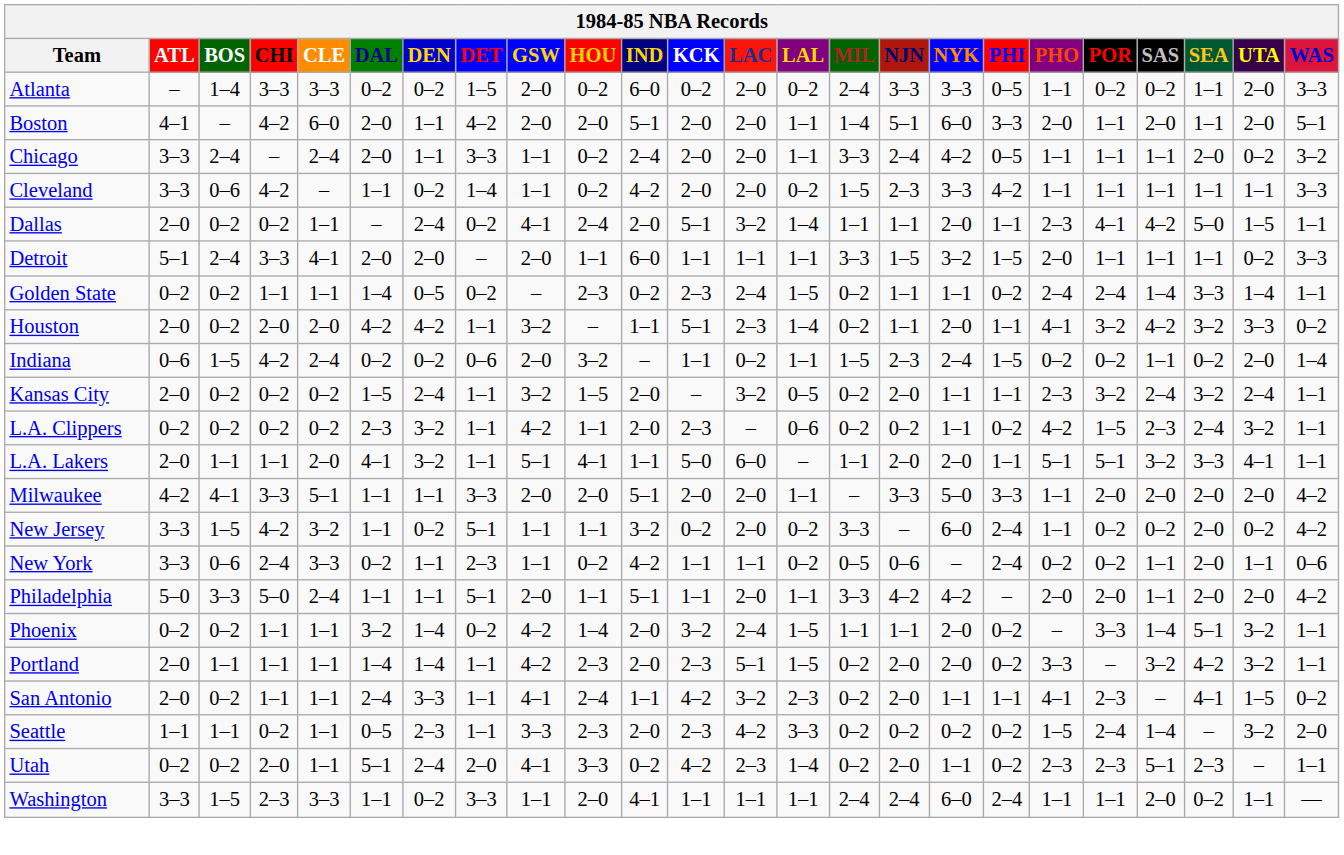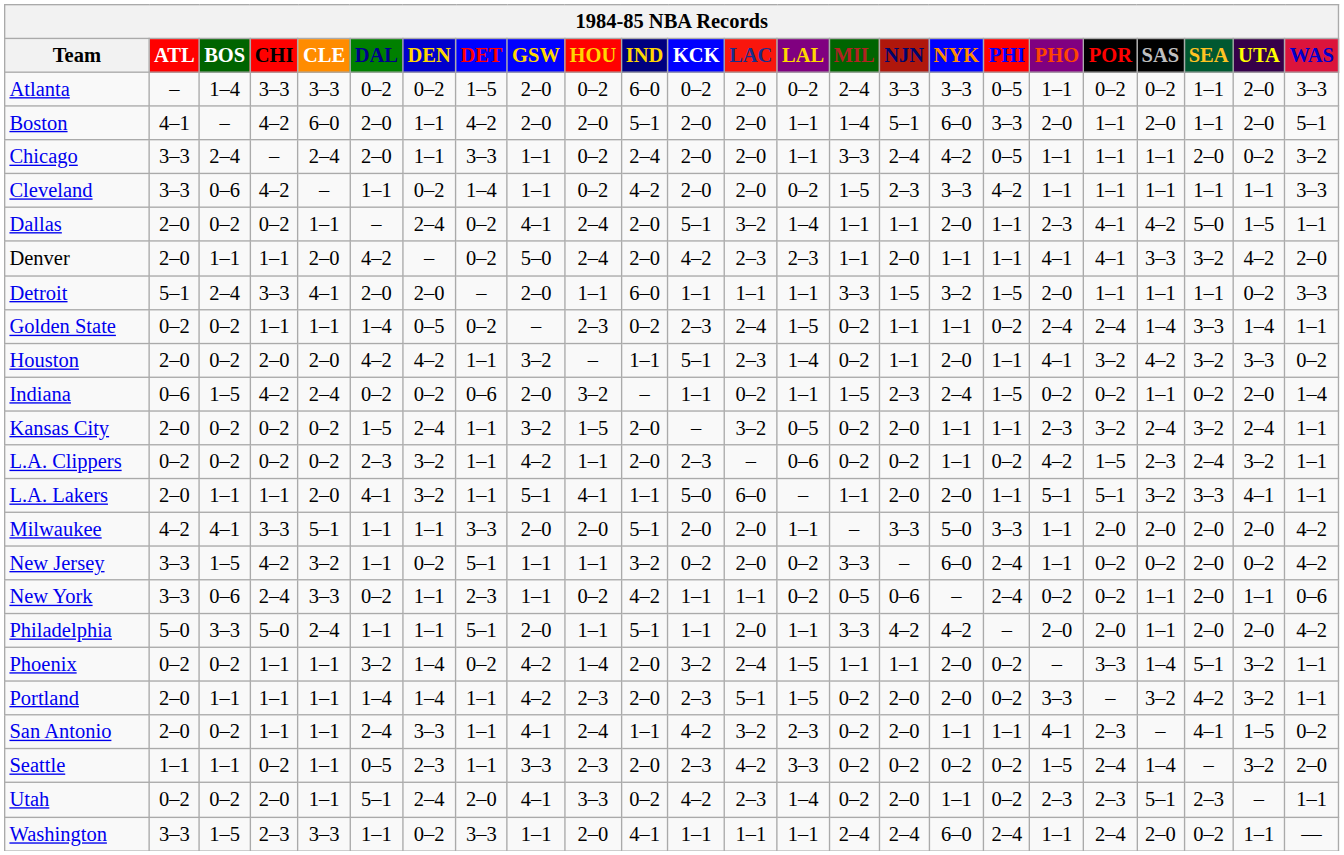+ row: (40, 258)
(1110, 799) 1–1 -> (1110, 833) 2–4
